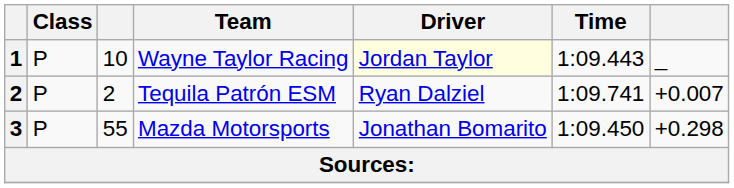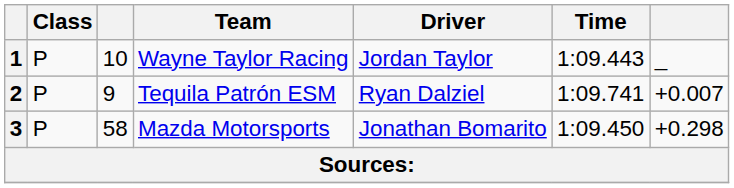(426, 57) lightyellow background -> (426, 57) no background
(109, 93) 2 -> (109, 93) 9
(115, 128) 55 -> (115, 128) 58
